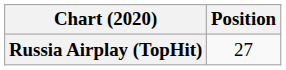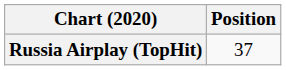(244, 49) 27 -> (244, 49) 37
